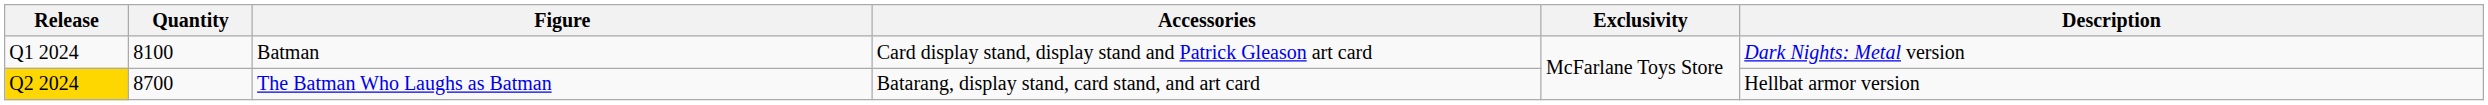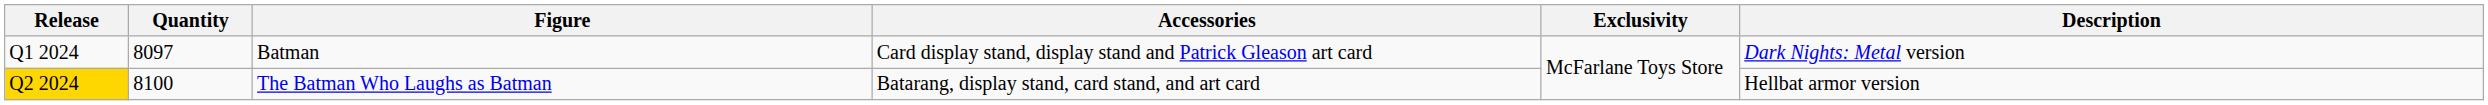(153, 52) 8100 -> (153, 52) 8097
(153, 83) 8700 -> (153, 83) 8100
